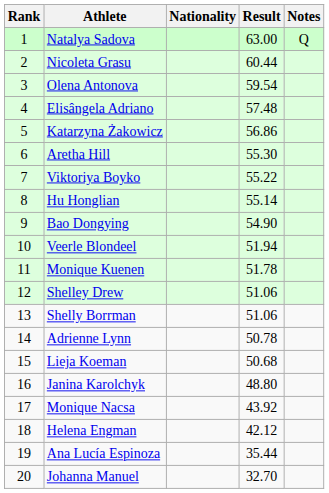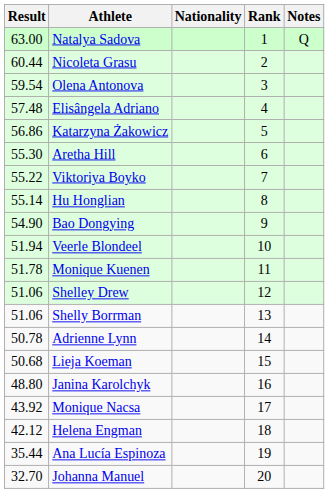columns swapped: (24, 16) <-> (262, 16)
